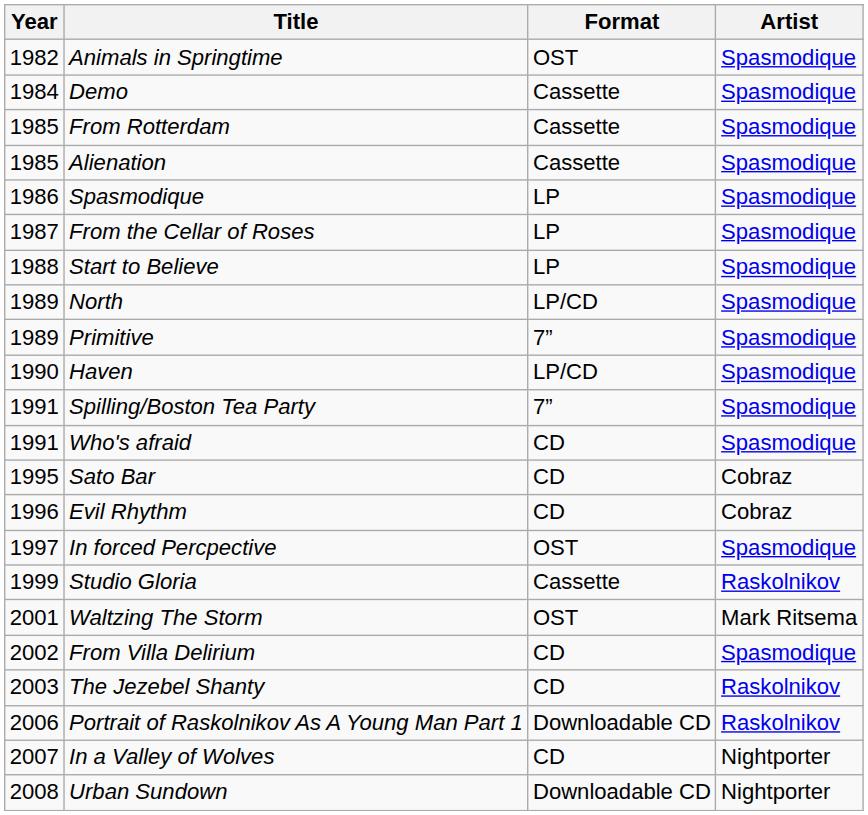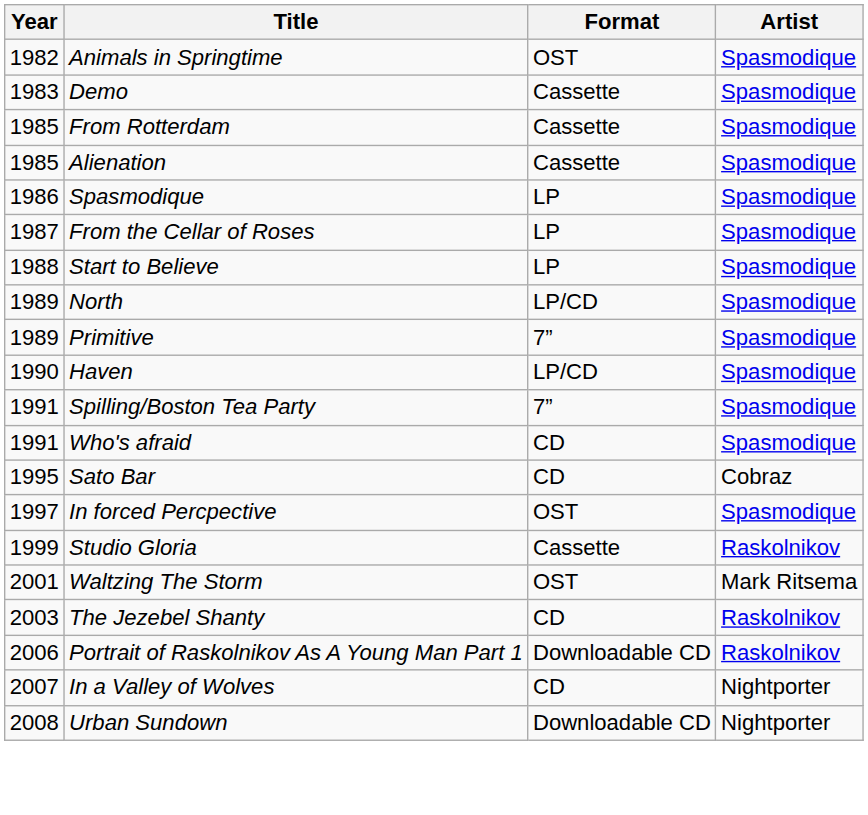(34, 92) 1984 -> (34, 92) 1983
- row: (128, 512)
- row: (162, 652)
